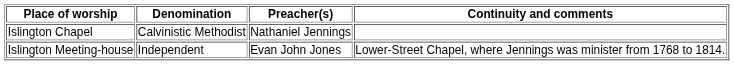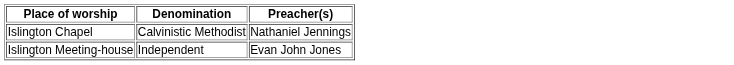- column: (540, 14)
